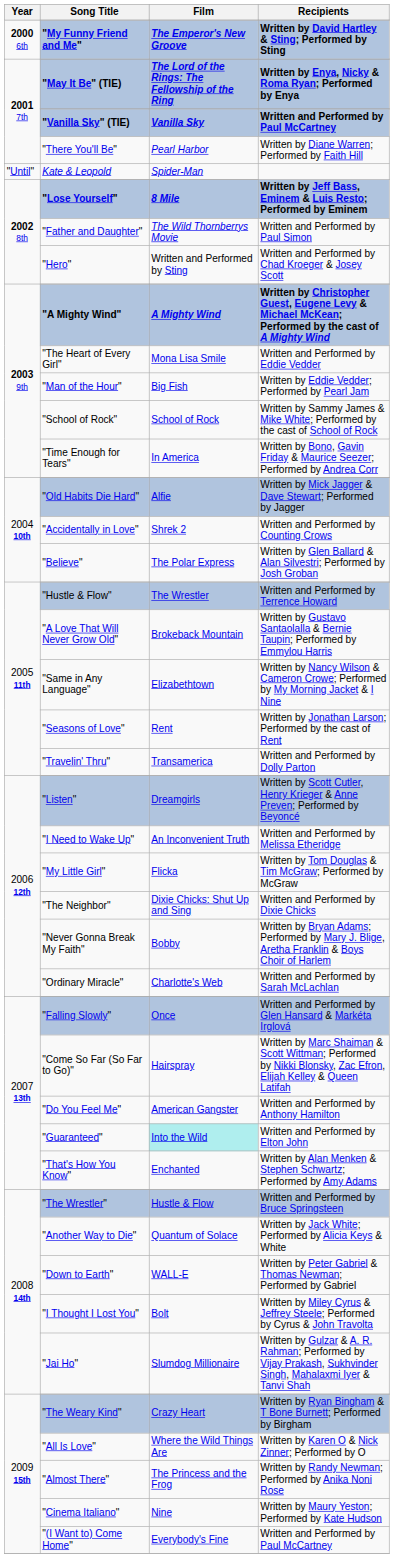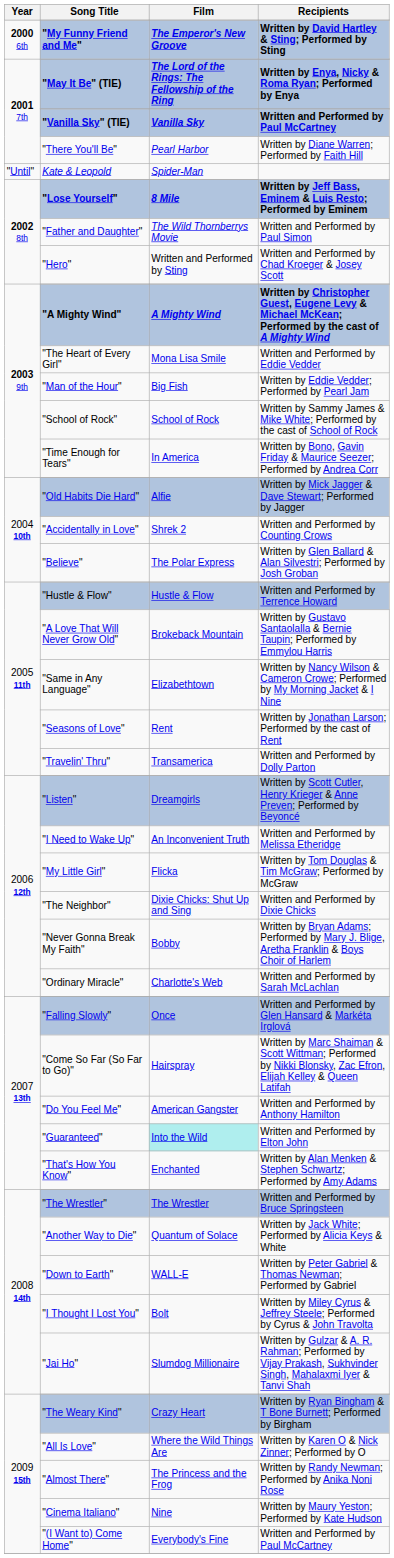(180, 596) The Wrestler -> (182, 596) Hustle & Flow
(182, 1203) Hustle & Flow -> (180, 1203) The Wrestler
